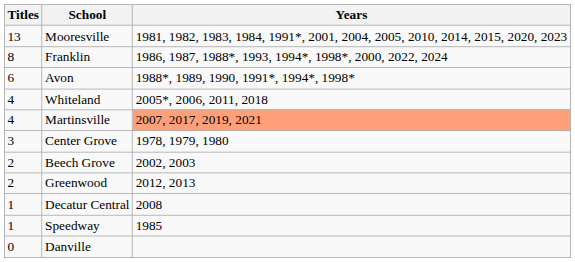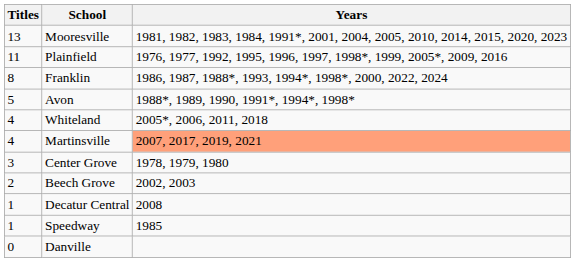+ row: (71, 57)
(11, 78) 6 -> (11, 99) 5
- row: (76, 183)
